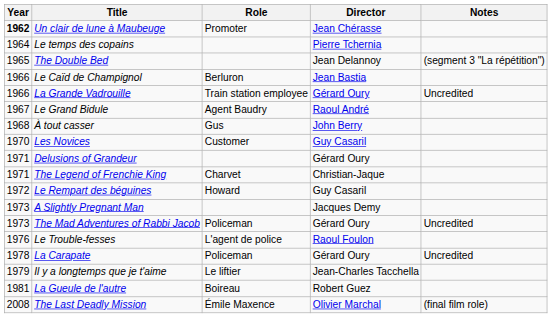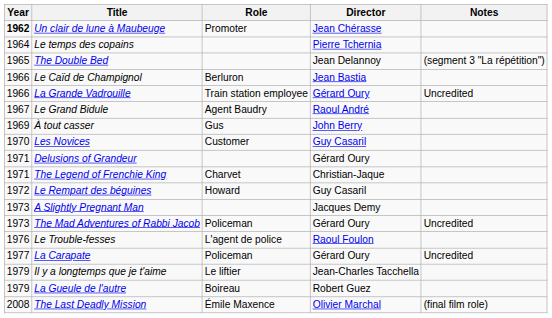(18, 126) 1968 -> (18, 126) 1969
(18, 256) 1978 -> (18, 256) 1977
(18, 288) 1981 -> (18, 288) 1979
